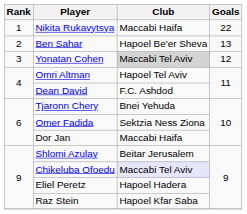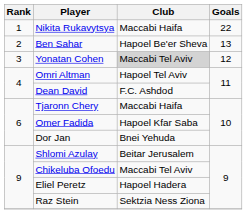(147, 106) Bnei Yehuda -> (151, 106) Maccabi Haifa
(162, 122) Sektzia Ness Ziona -> (159, 122) Hapoel Kfar Saba
(151, 138) Maccabi Haifa -> (147, 138) Bnei Yehuda
(156, 169) lavender background -> (156, 169) no background
(159, 201) Hapoel Kfar Saba -> (162, 201) Sektzia Ness Ziona
